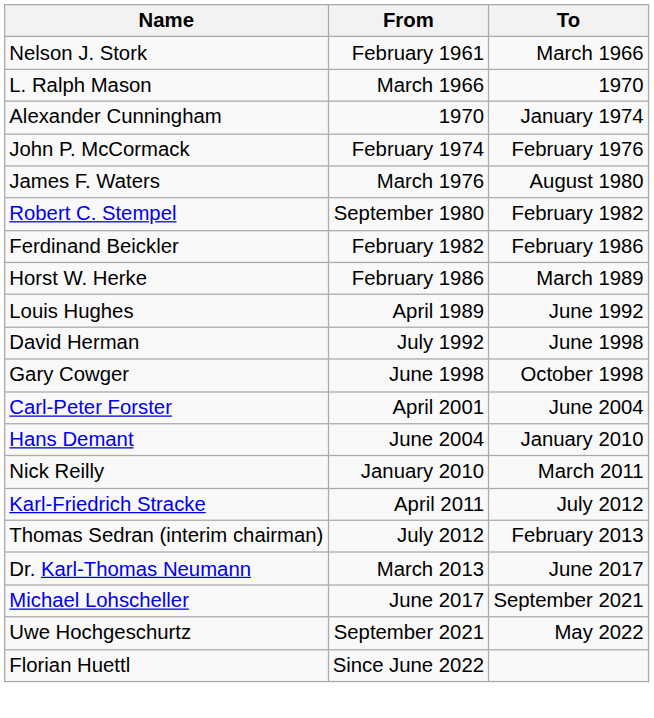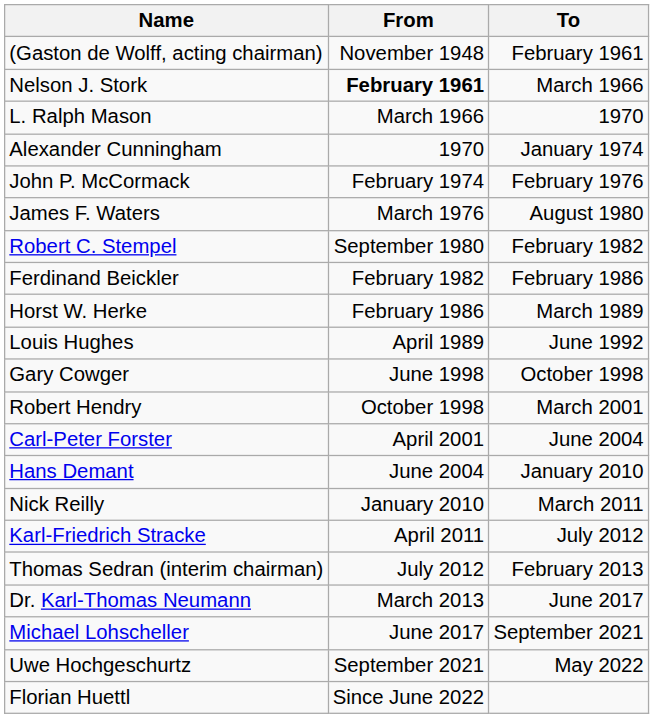+ row: (166, 52)
(418, 52) normal -> (415, 85) bold
- row: (74, 342)
+ row: (75, 407)
